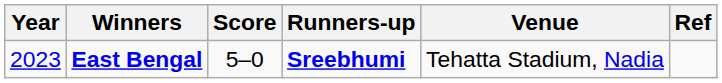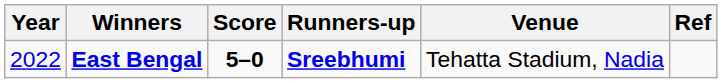(35, 58) 2023 -> (35, 58) 2022
(245, 58) normal -> (245, 58) bold
